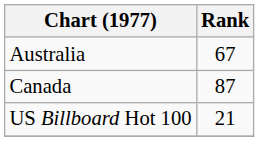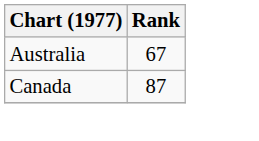- row: (100, 119)
